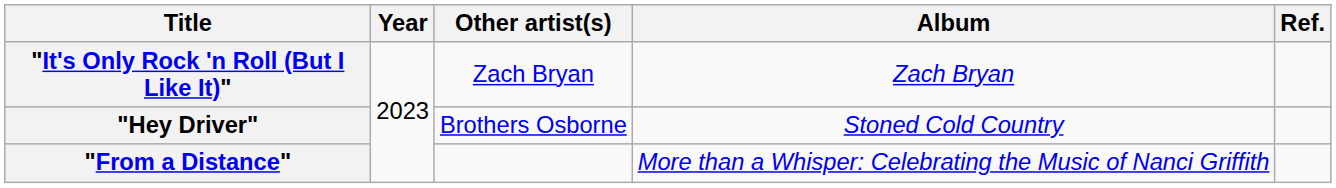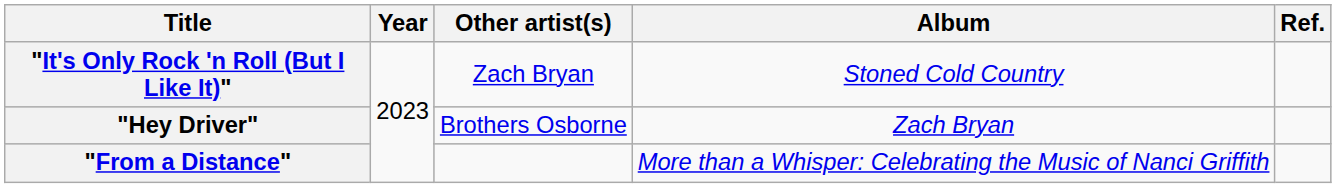(954, 74) Zach Bryan -> (954, 74) Stoned Cold Country
(954, 125) Stoned Cold Country -> (954, 125) Zach Bryan
